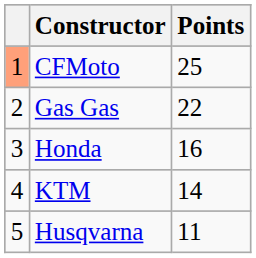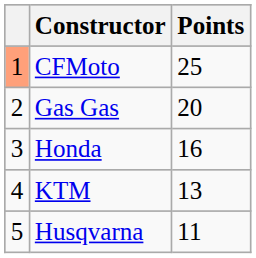(190, 108) 22 -> (190, 108) 20
(190, 190) 14 -> (190, 190) 13
